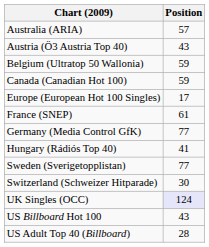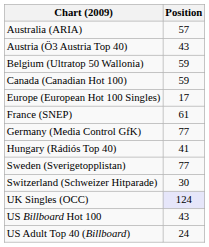(184, 234) 28 -> (184, 234) 24
